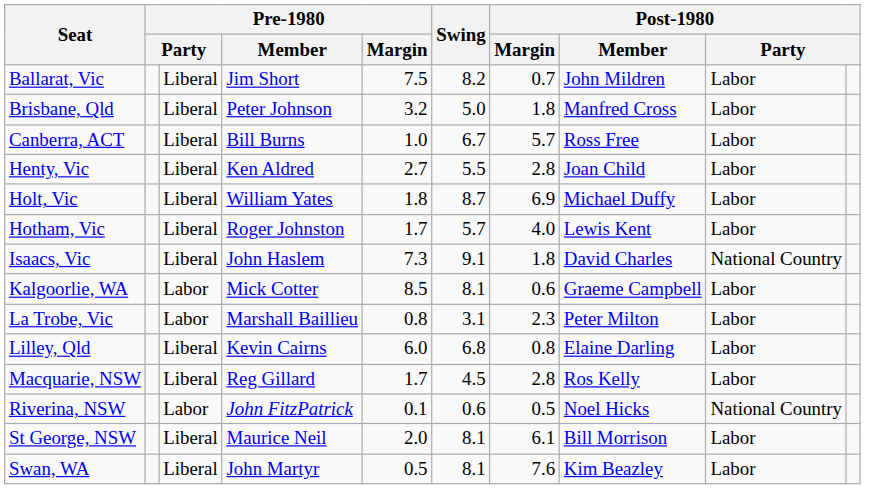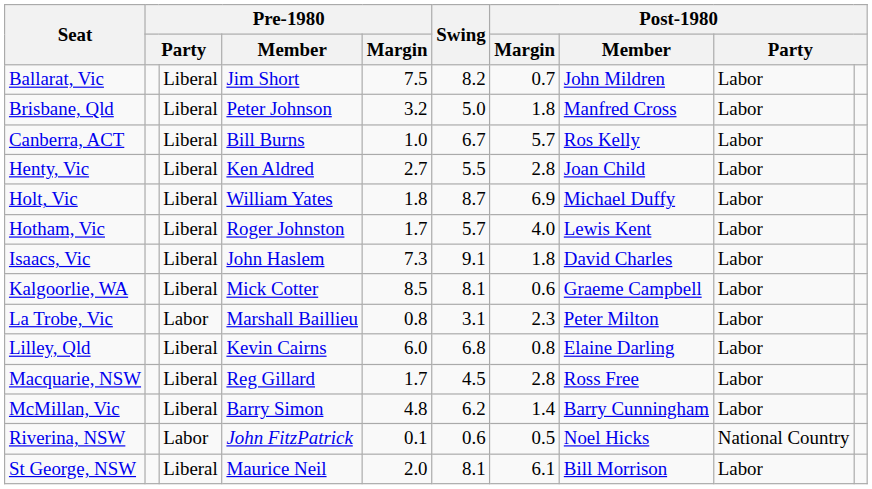(601, 139) Ross Free -> (602, 139) Ros Kelly
(776, 259) National Country -> (740, 259) Labor
(186, 288) Labor -> (190, 288) Liberal
(602, 378) Ros Kelly -> (601, 378) Ross Free
+ row: (64, 408)
- row: (49, 468)
